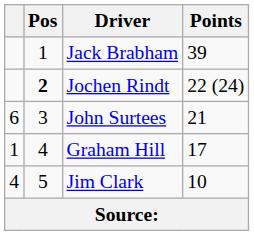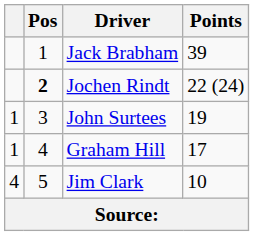(14, 117) 6 -> (14, 117) 1
(197, 117) 21 -> (197, 117) 19
